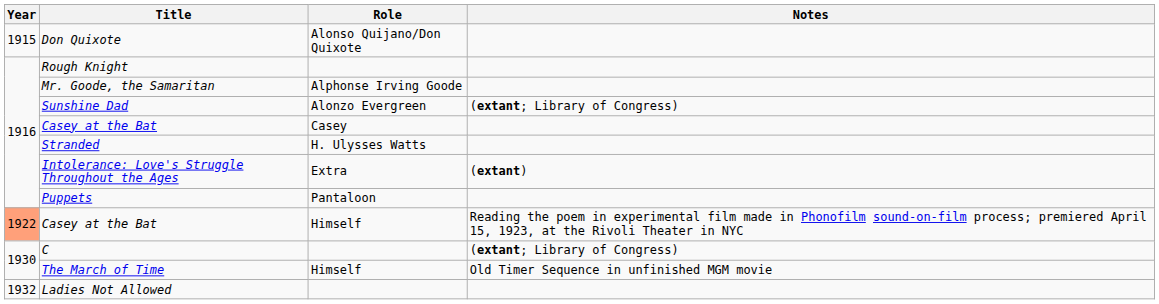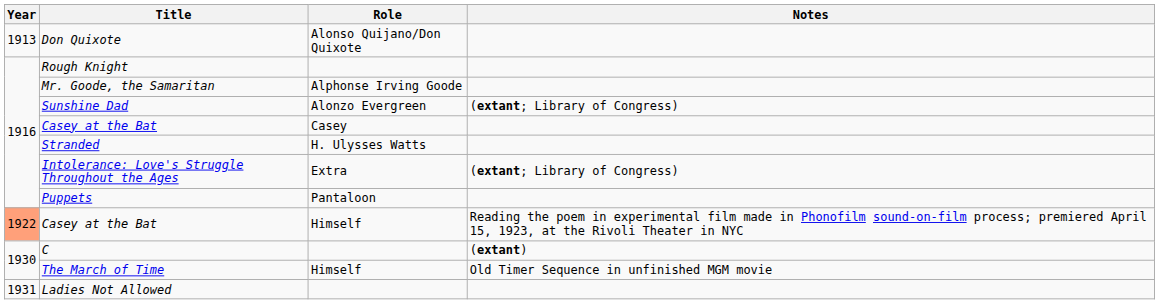(22, 41) 1915 -> (22, 41) 1913
(499, 171) (extant) -> (574, 171) (extant; Library of Congress)
(574, 251) (extant; Library of Congress) -> (499, 251) (extant)
(22, 290) 1932 -> (22, 290) 1931
